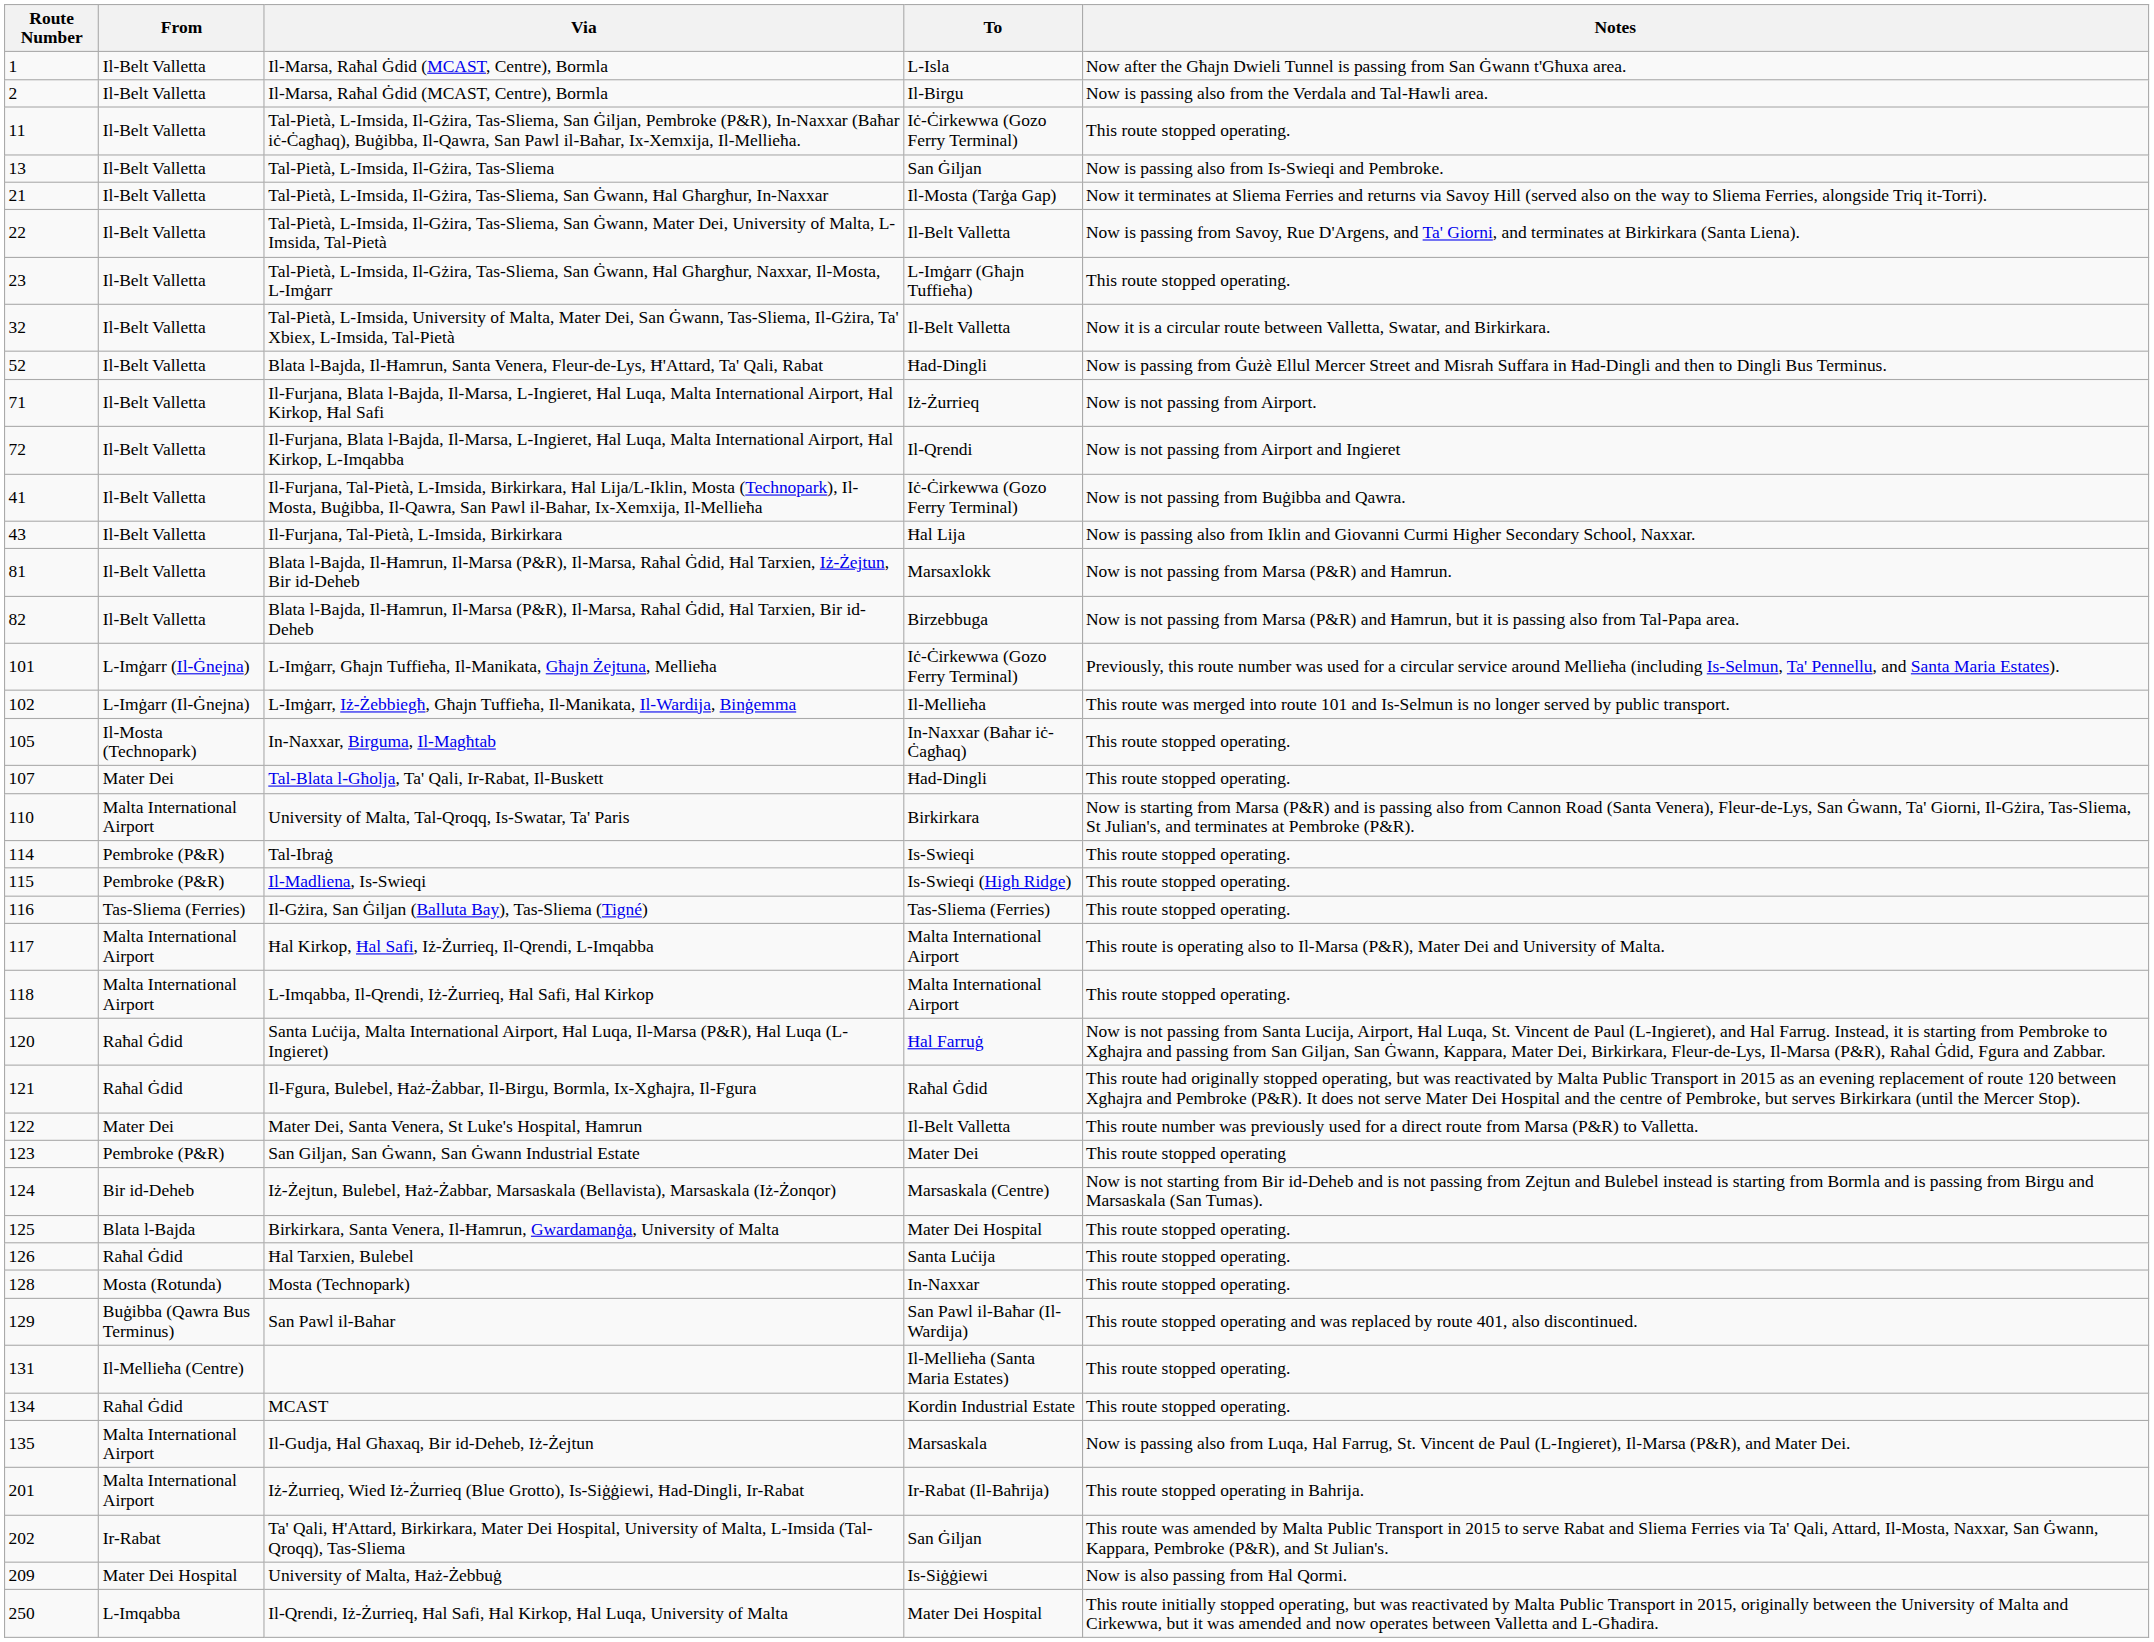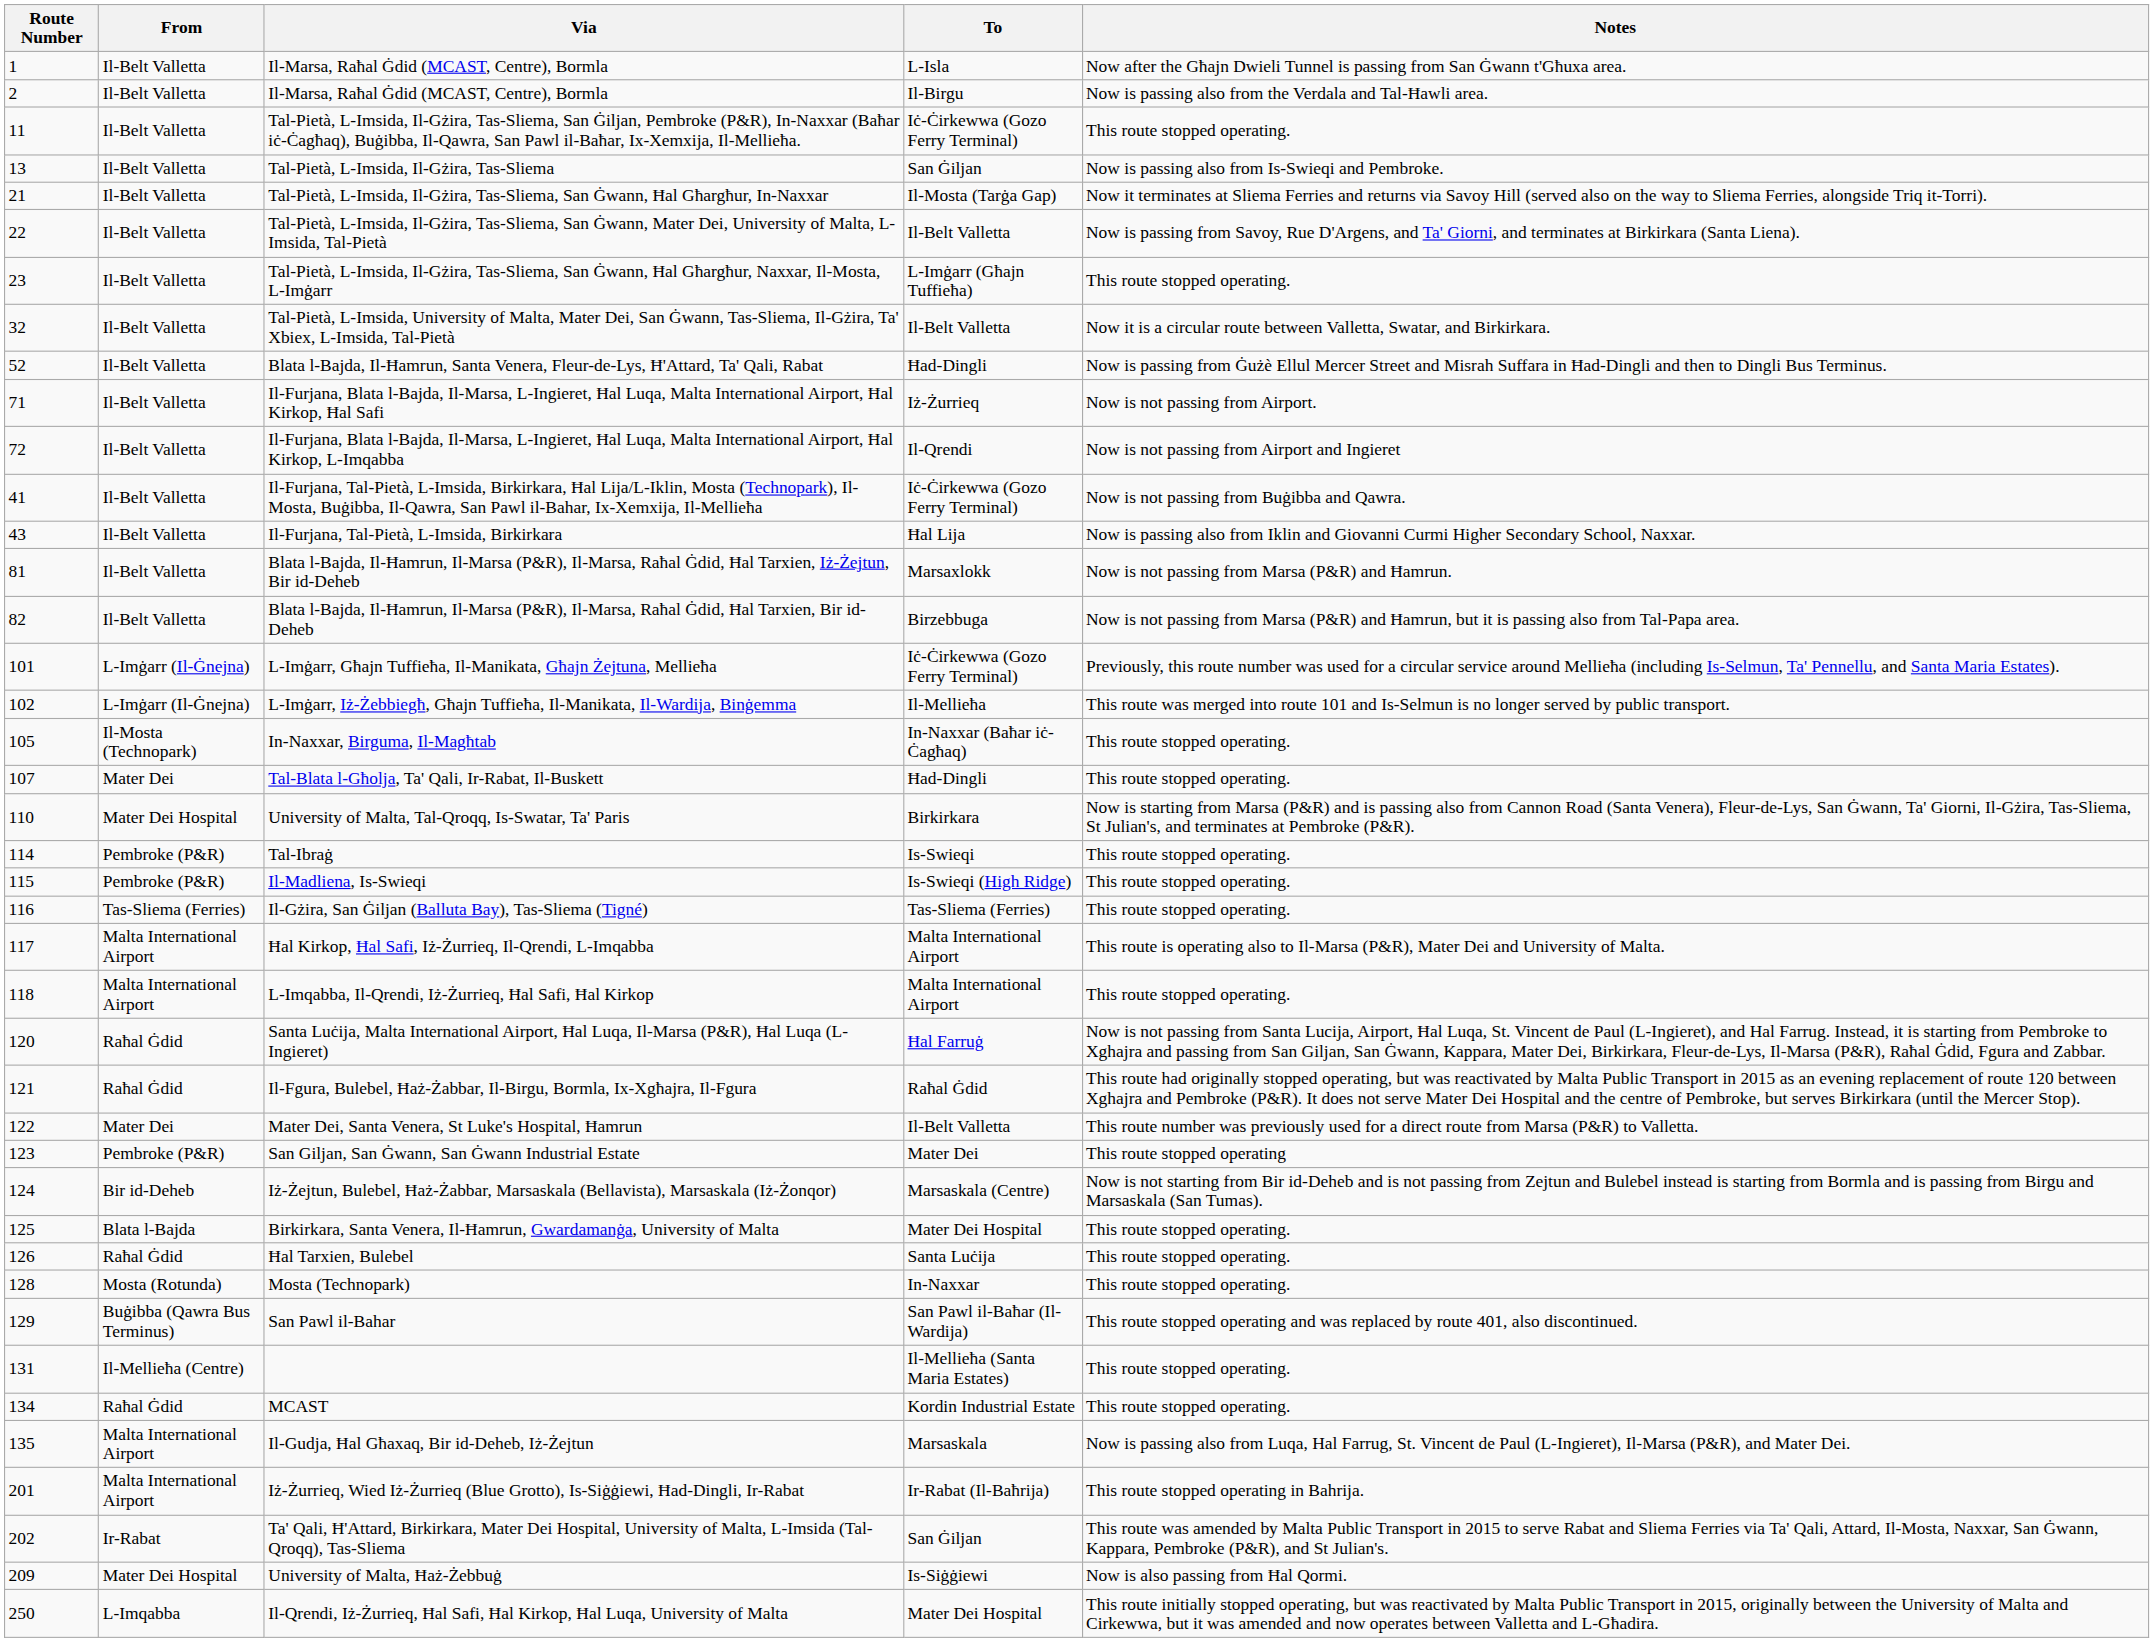(170, 816) Malta International Airport -> (170, 816) Mater Dei Hospital
